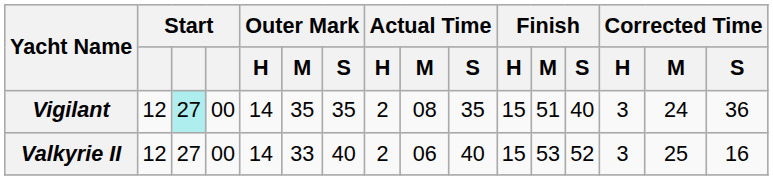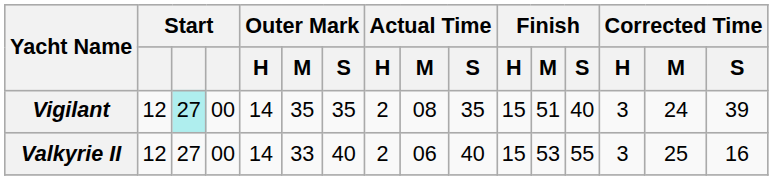(737, 111) 36 -> (737, 111) 39
(582, 153) 52 -> (582, 153) 55
